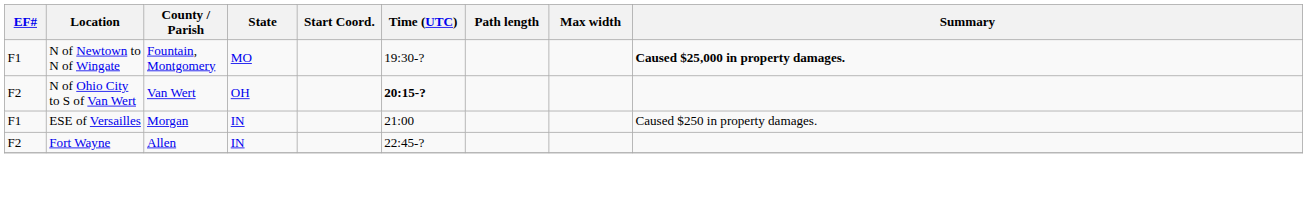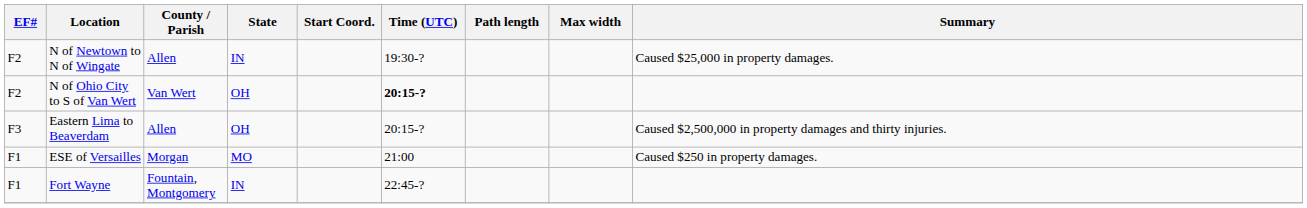(14, 57) F1 -> (14, 57) F2
(181, 57) Fountain, Montgomery -> (162, 57) Allen
(241, 57) MO -> (238, 57) IN
(740, 57) bold -> (735, 57) normal
+ row: (91, 128)
(238, 121) IN -> (241, 157) MO
(14, 142) F2 -> (14, 185) F1
(162, 142) Allen -> (181, 185) Fountain, Montgomery
